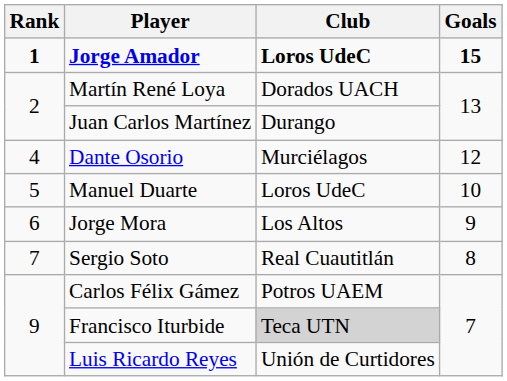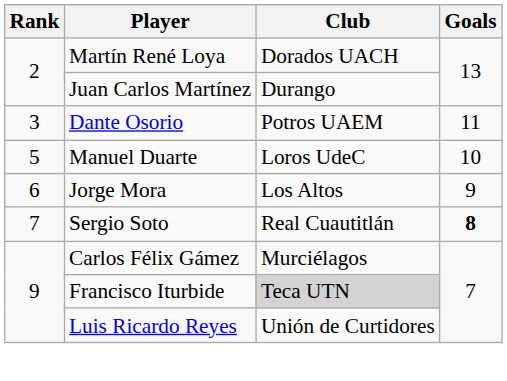- row: (134, 55)
(34, 156) 4 -> (34, 122) 3
(314, 156) Murciélagos -> (322, 122) Potros UAEM
(470, 156) 12 -> (470, 122) 11
(470, 257) normal -> (470, 223) bold
(322, 291) Potros UAEM -> (314, 257) Murciélagos
